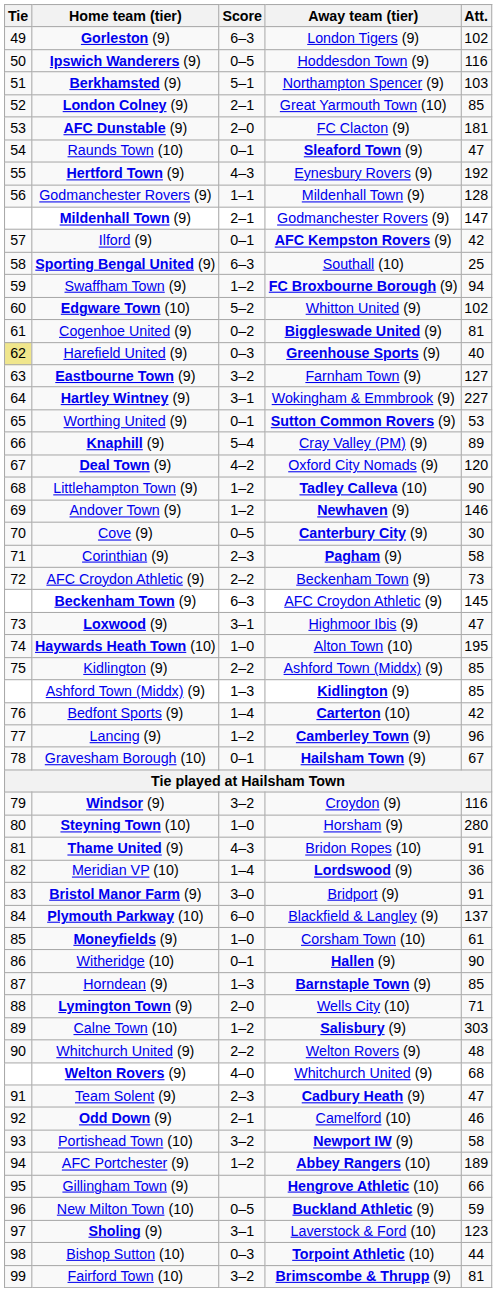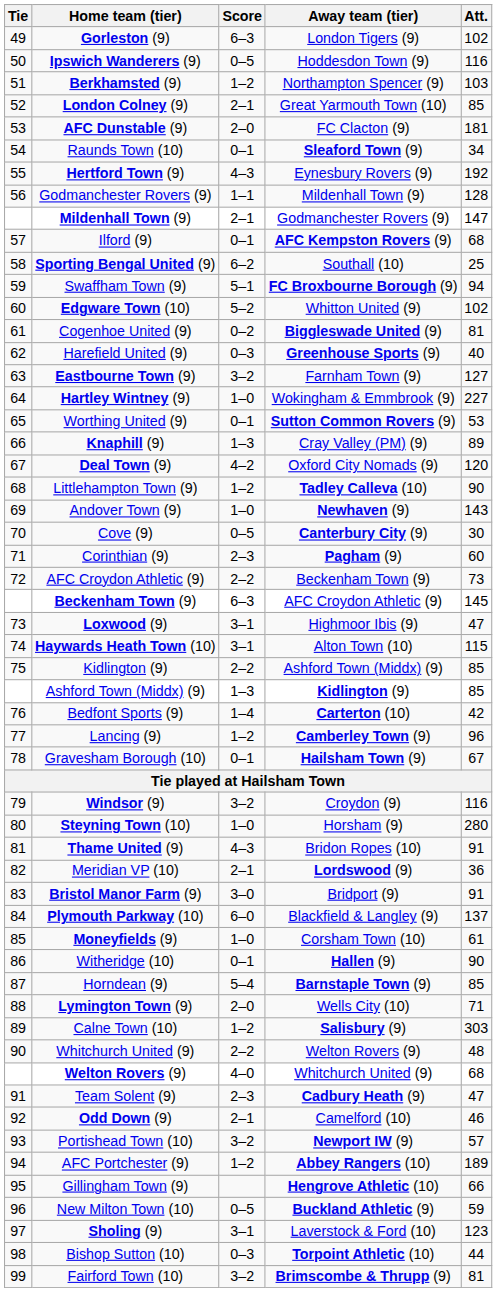(242, 83) 5–1 -> (242, 83) 1–2
(476, 150) 47 -> (476, 150) 34
(476, 240) 42 -> (476, 240) 68
(242, 263) 6–3 -> (242, 263) 6–2
(242, 285) 1–2 -> (242, 285) 5–1
(18, 353) khaki background -> (18, 353) no background
(242, 398) 3–1 -> (242, 398) 1–0
(242, 443) 5–4 -> (242, 443) 1–3
(242, 511) 1–2 -> (242, 511) 1–0
(476, 511) 146 -> (476, 511) 143
(476, 556) 58 -> (476, 556) 60
(242, 646) 1–0 -> (242, 646) 3–1
(476, 646) 195 -> (476, 646) 115
(242, 871) 1–4 -> (242, 871) 2–1
(242, 983) 1–3 -> (242, 983) 5–4
(476, 1141) 58 -> (476, 1141) 57
